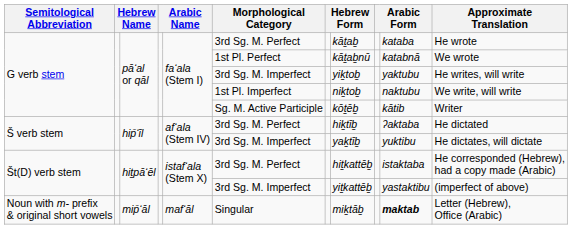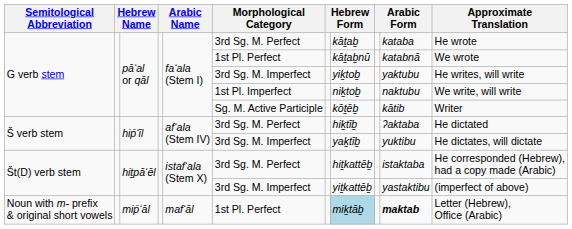(234, 210) Singular -> (248, 210) 1st Pl. Perfect
(348, 210) no background -> (348, 210) lightblue background
